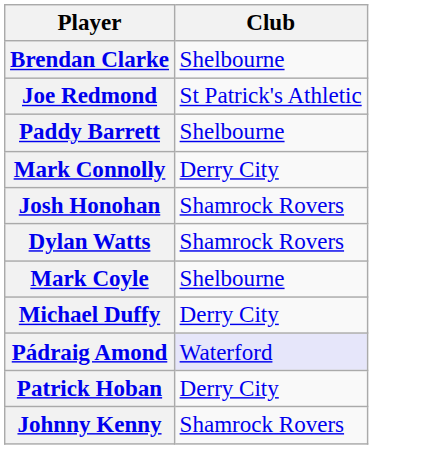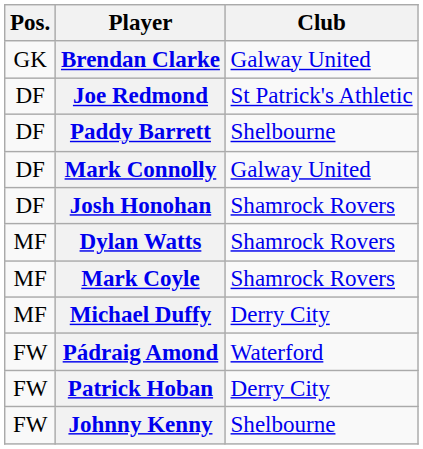+ column: (30, 22)
(232, 59) Shelbourne -> (301, 59) Galway United
(229, 168) Derry City -> (301, 168) Galway United
(232, 278) Shelbourne -> (313, 278) Shamrock Rovers
(226, 351) lavender background -> (277, 351) no background
(262, 424) Shamrock Rovers -> (283, 424) Shelbourne
